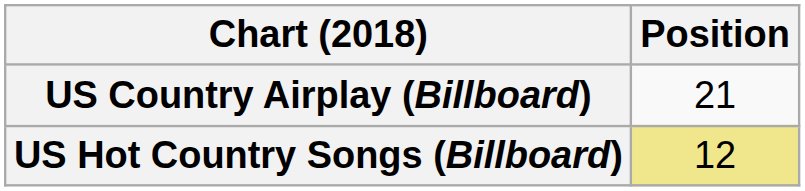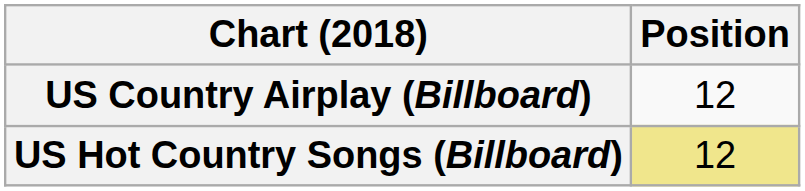(715, 94) 21 -> (715, 94) 12
